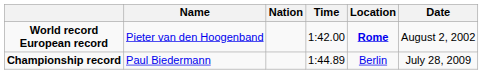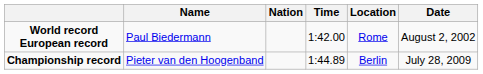(195, 36) Pieter van den Hoogenband -> (168, 36) Paul Biedermann
(373, 36) bold -> (373, 36) normal
(168, 60) Paul Biedermann -> (195, 60) Pieter van den Hoogenband
